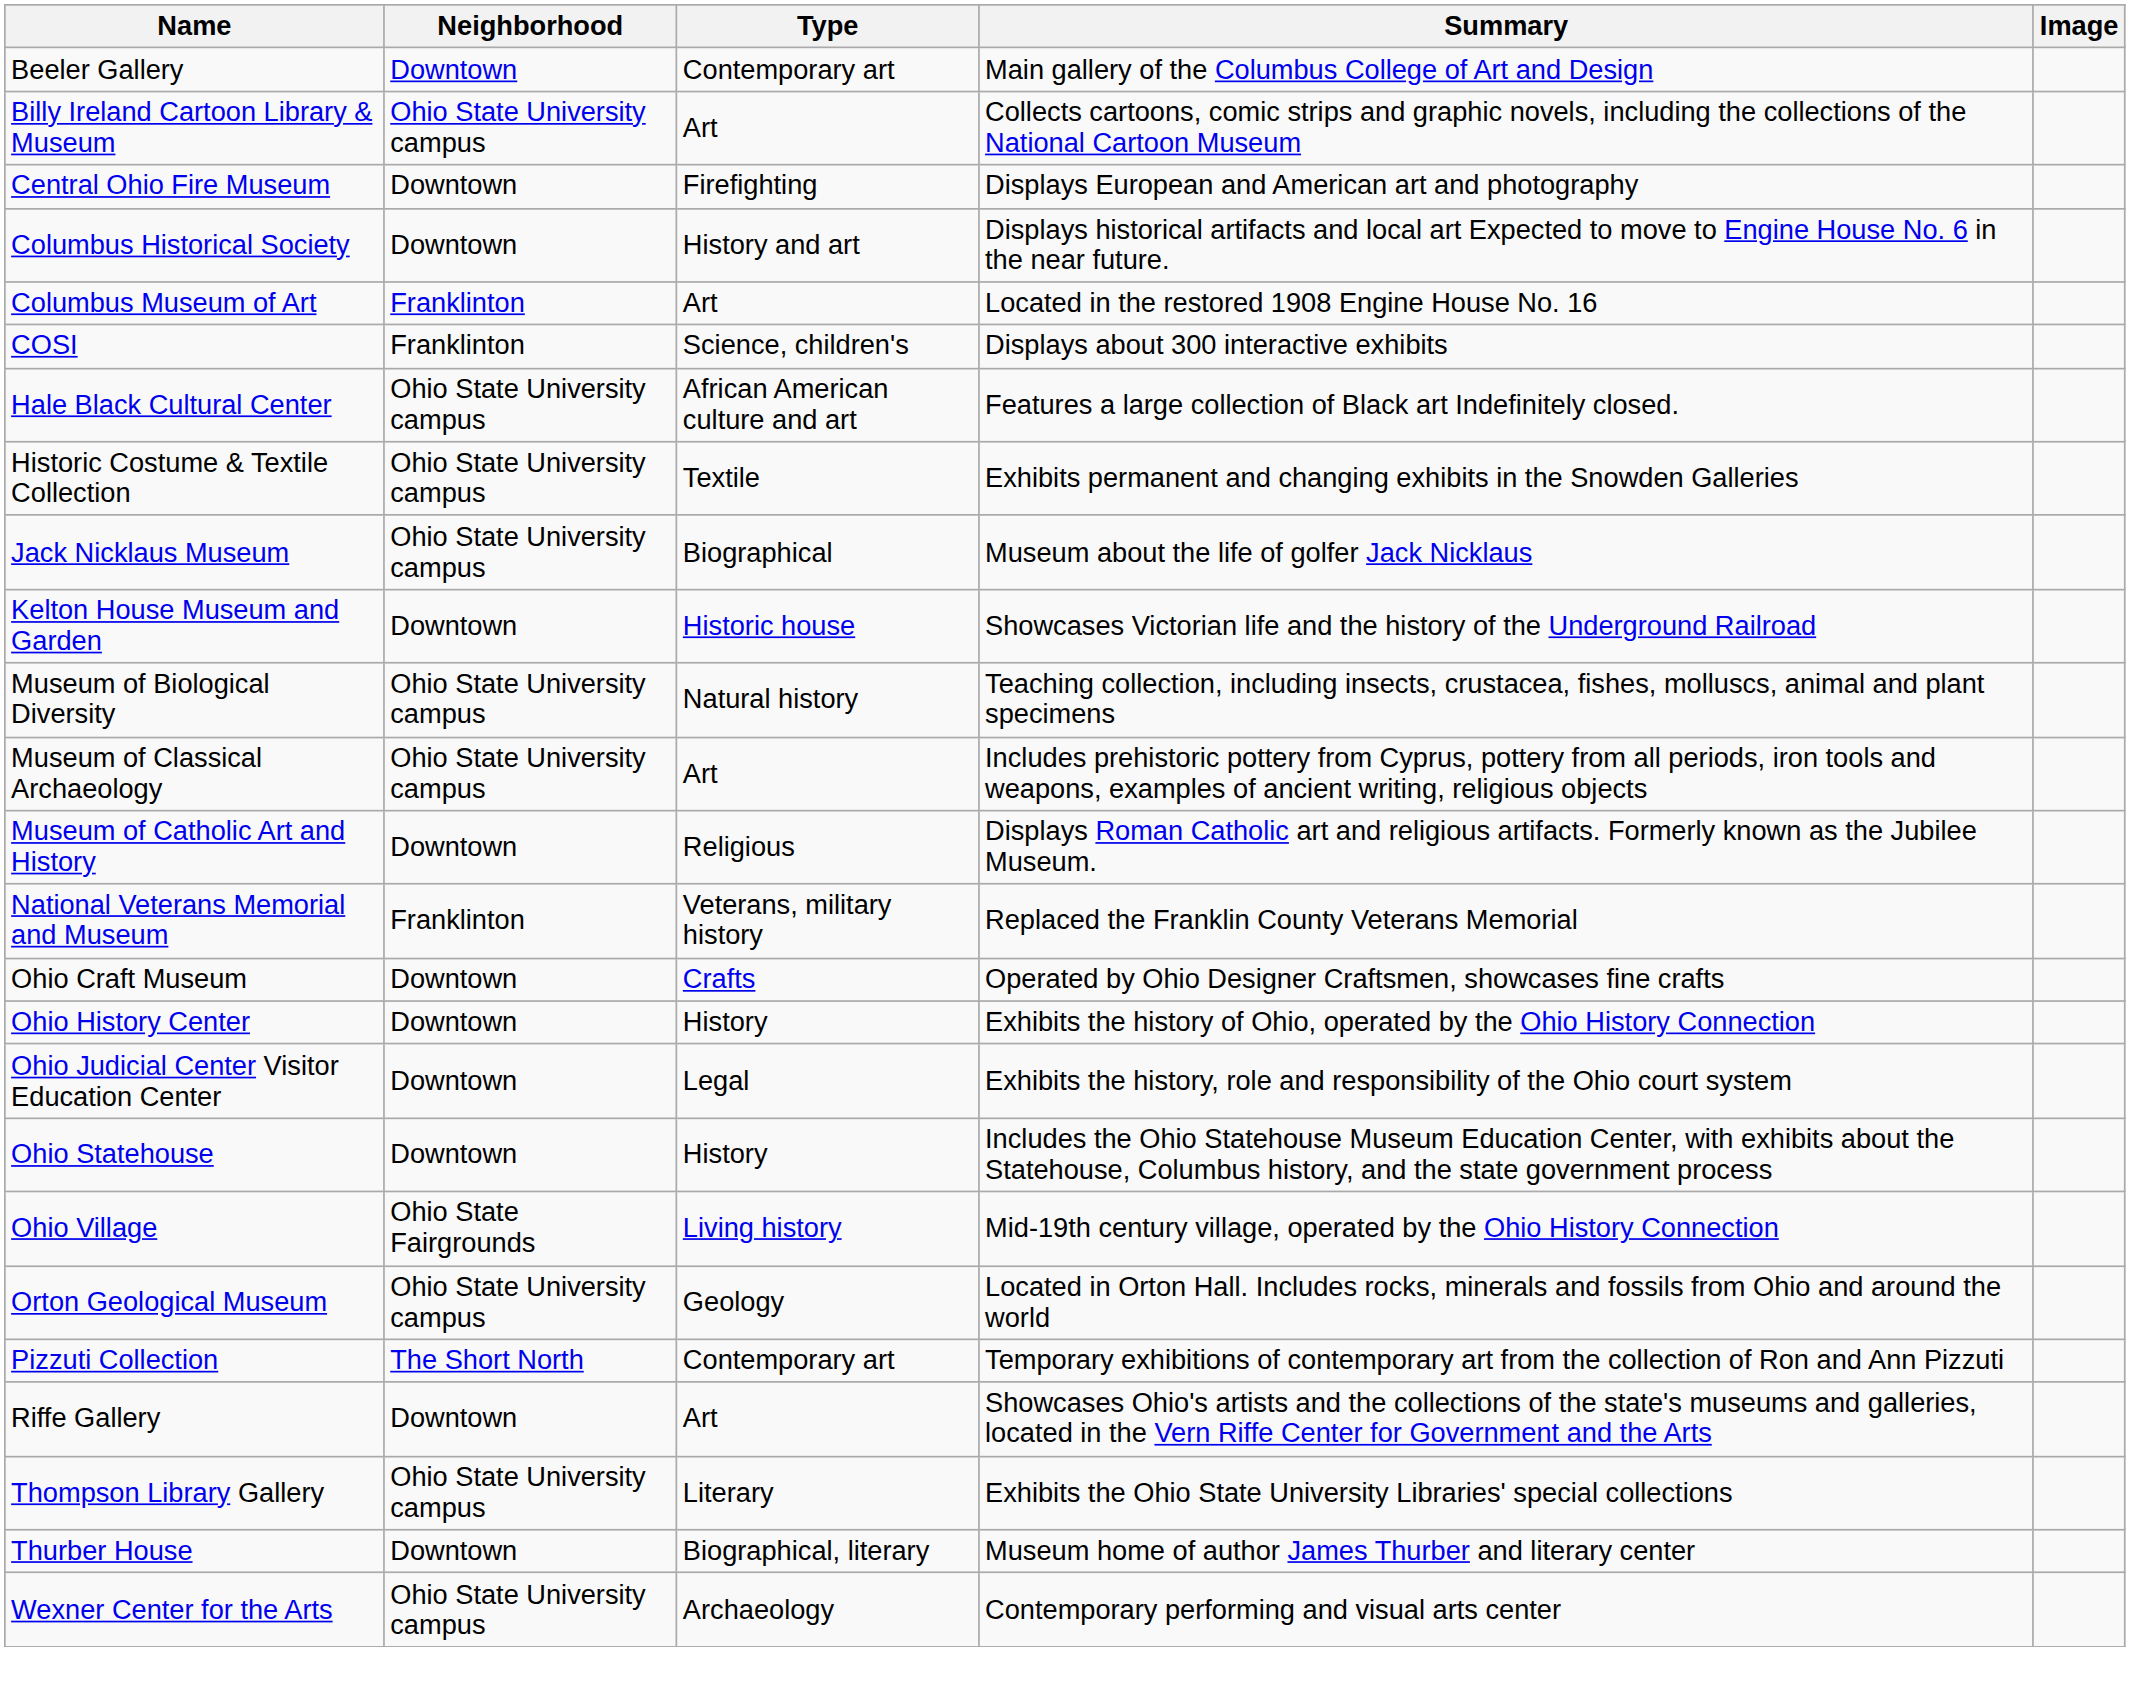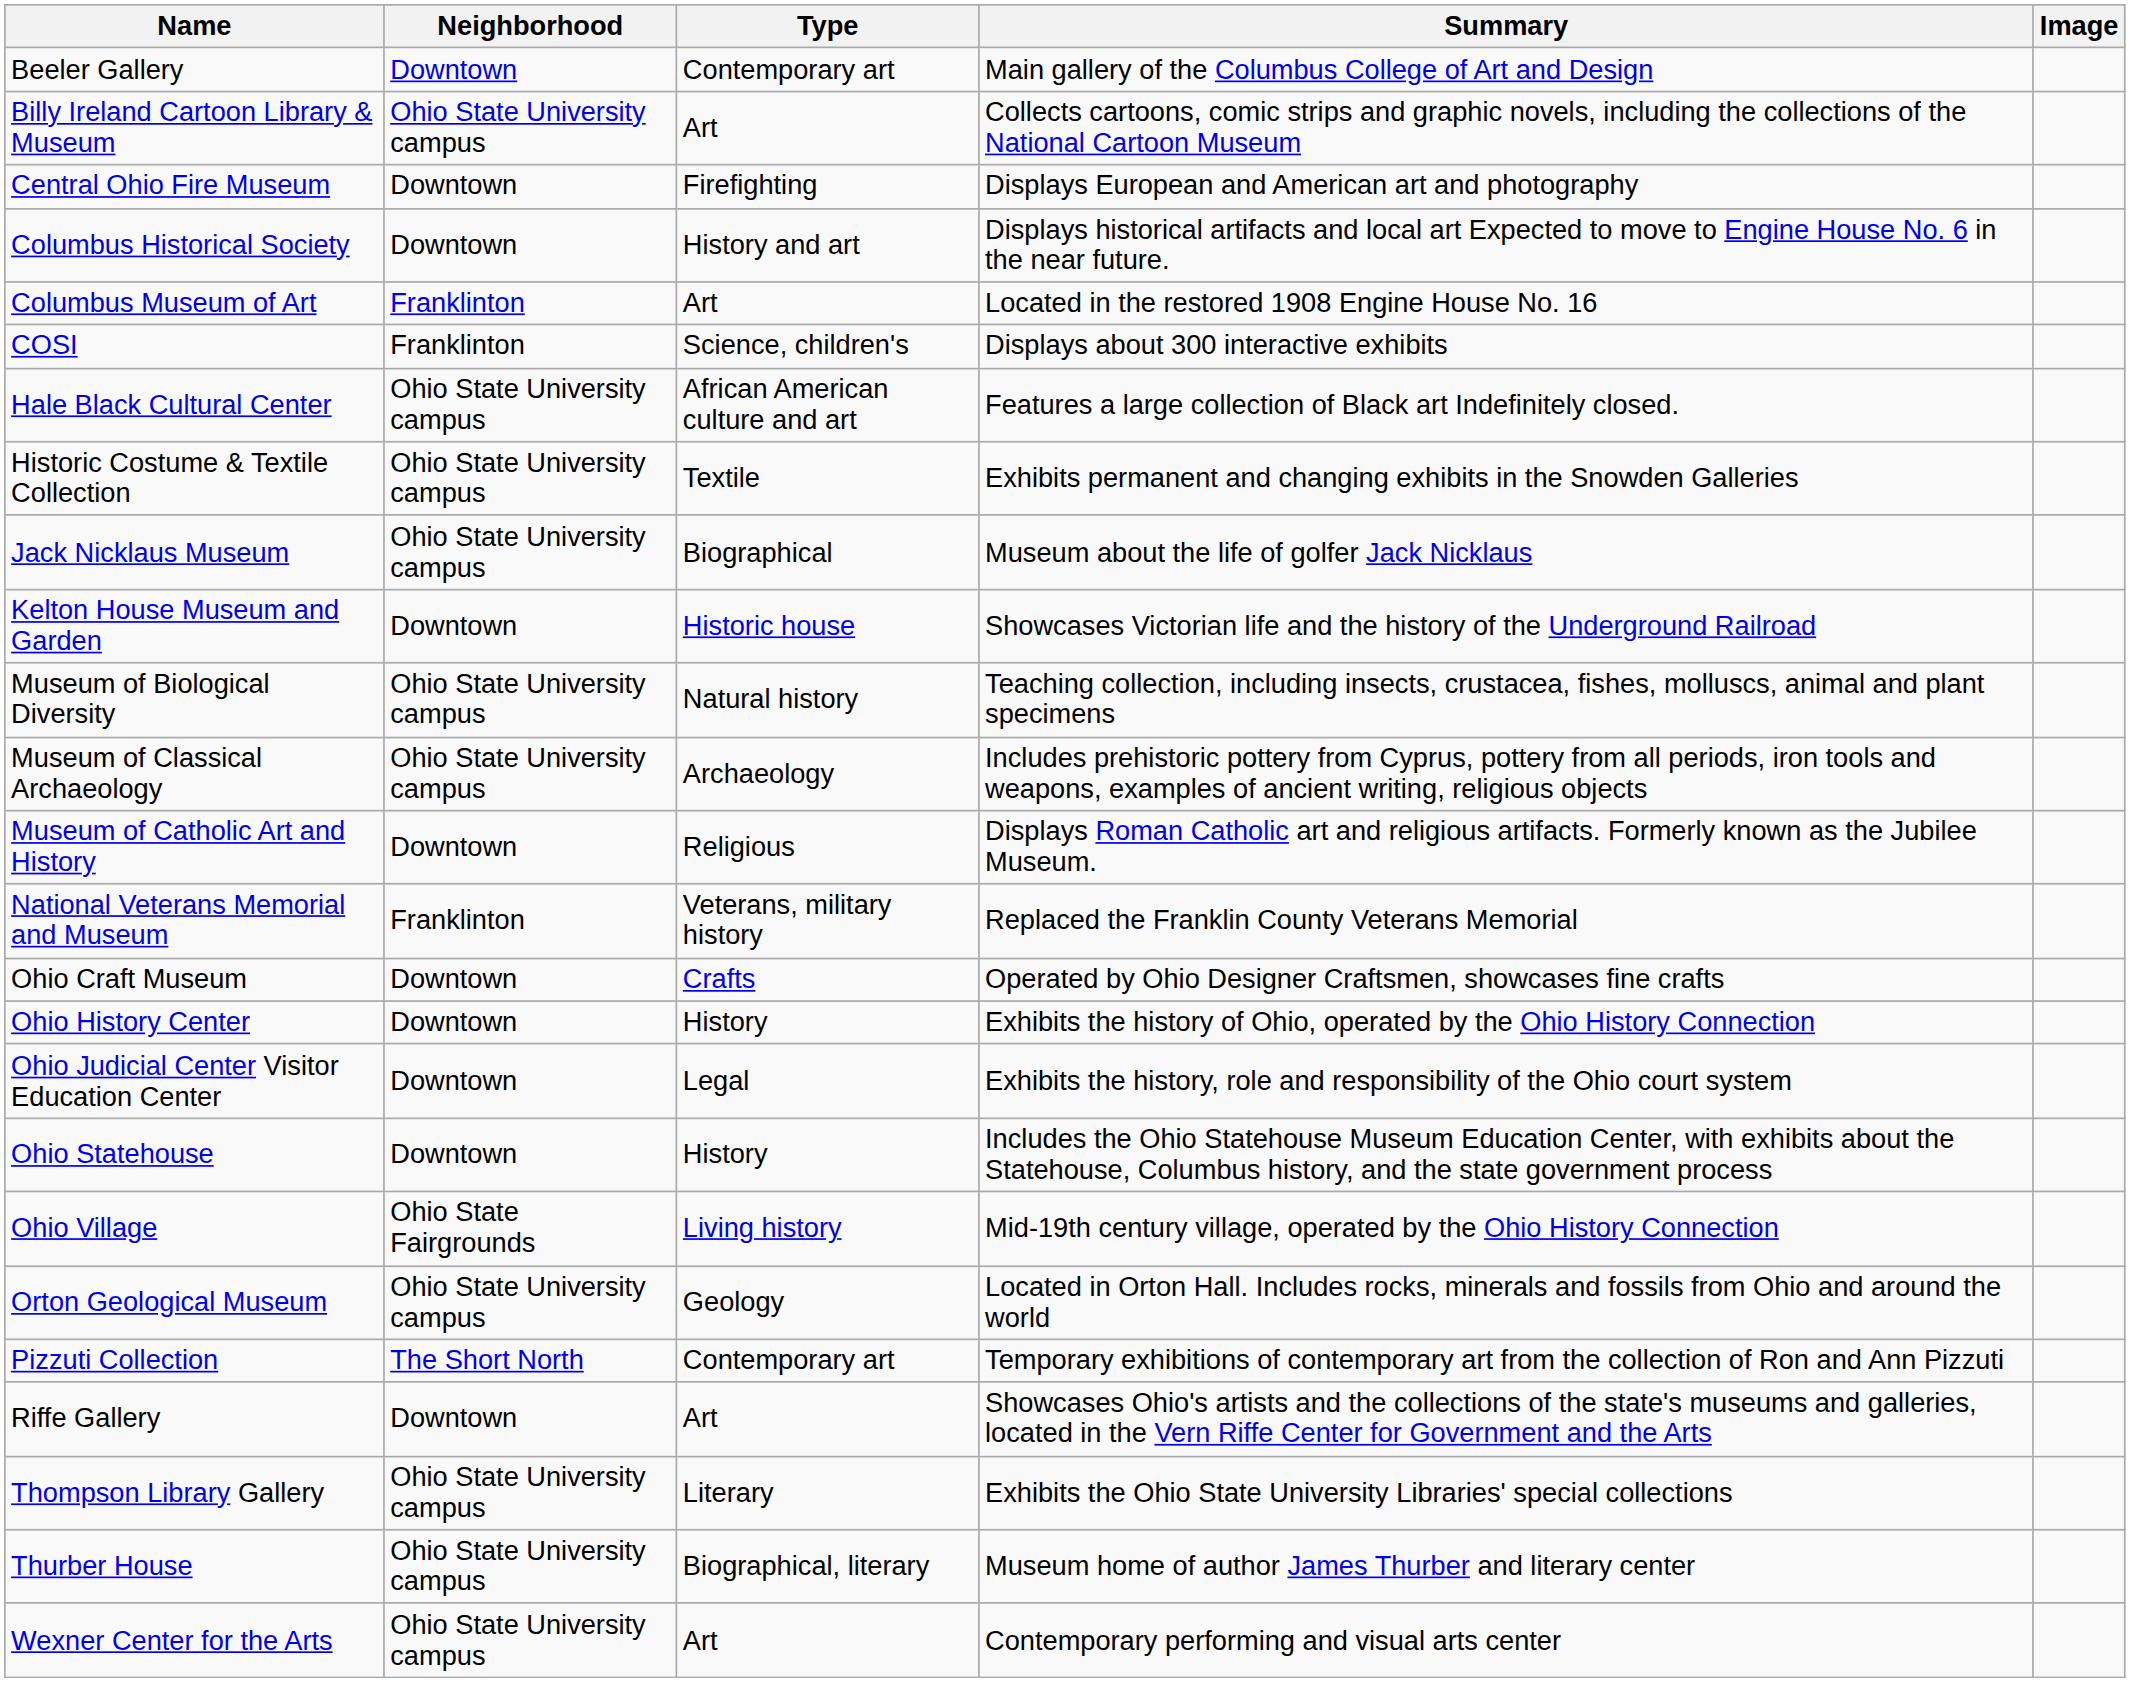(700, 773) Art -> (758, 773) Archaeology
(454, 1550) Downtown -> (518, 1566) Ohio State University campus
(758, 1609) Archaeology -> (700, 1640) Art
